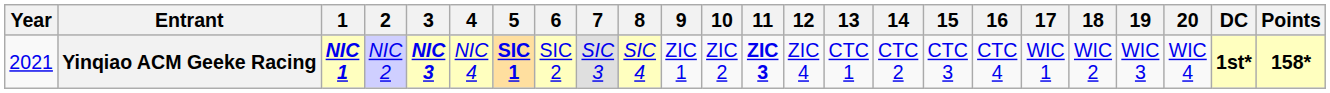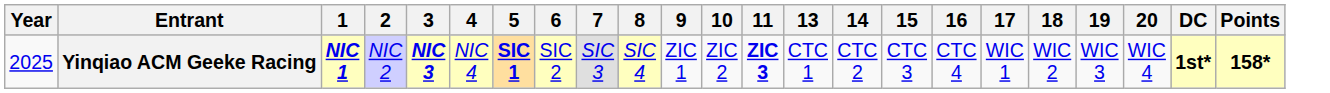- column: (804, 20)
(31, 61) 2021 -> (31, 61) 2025
